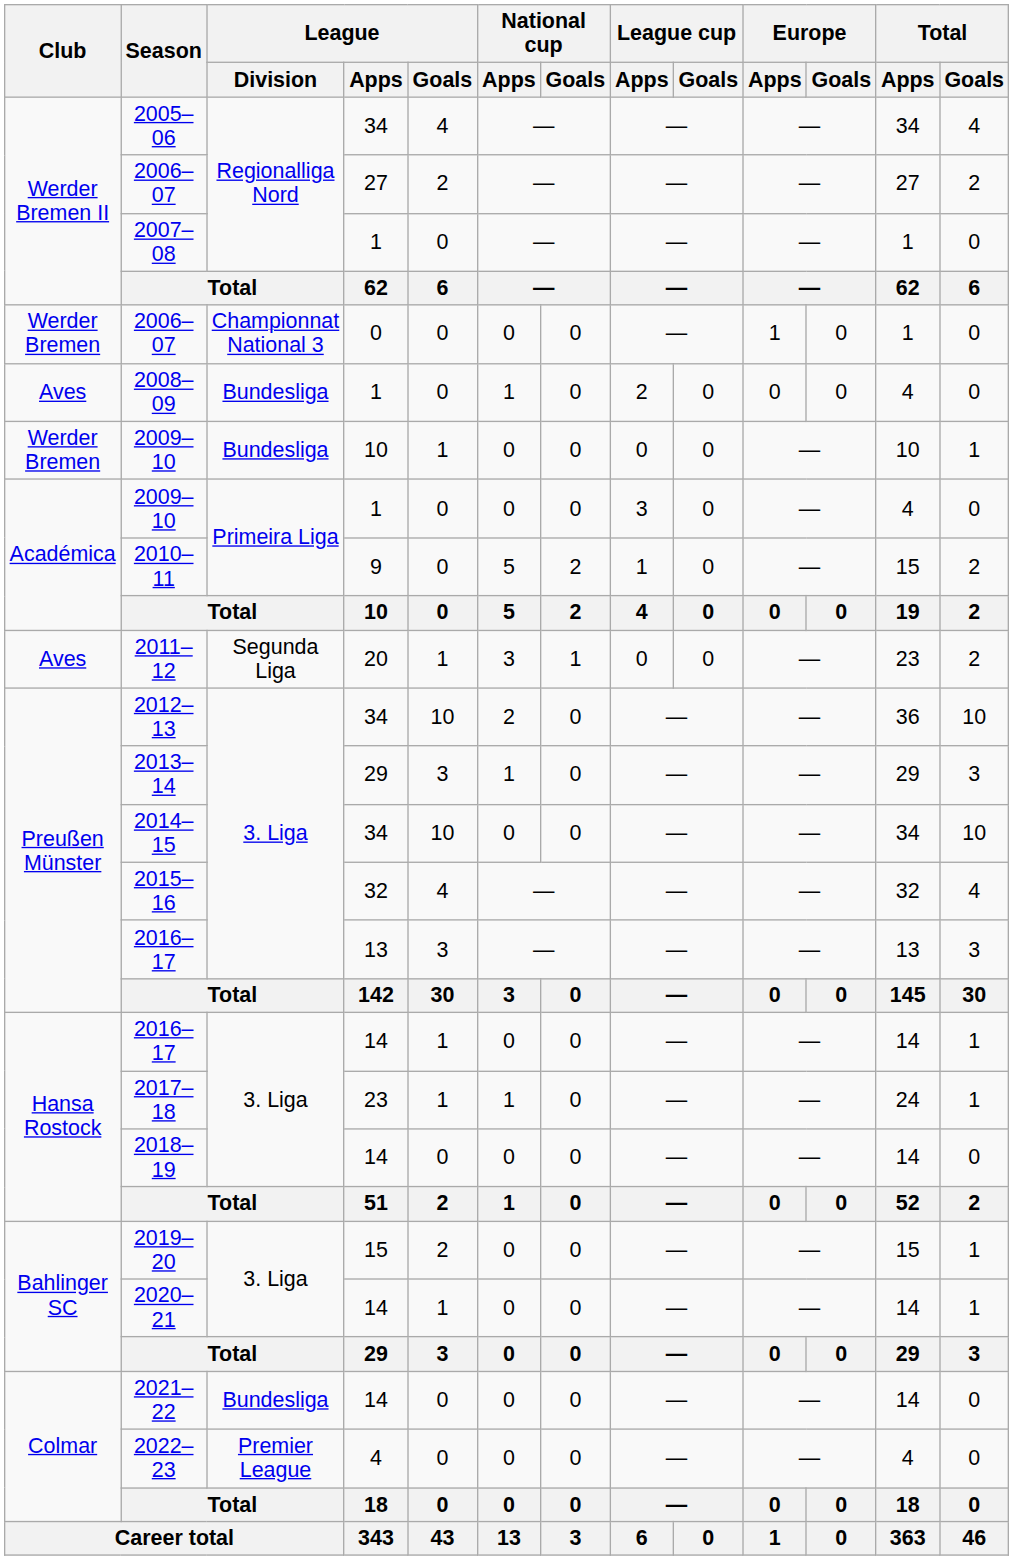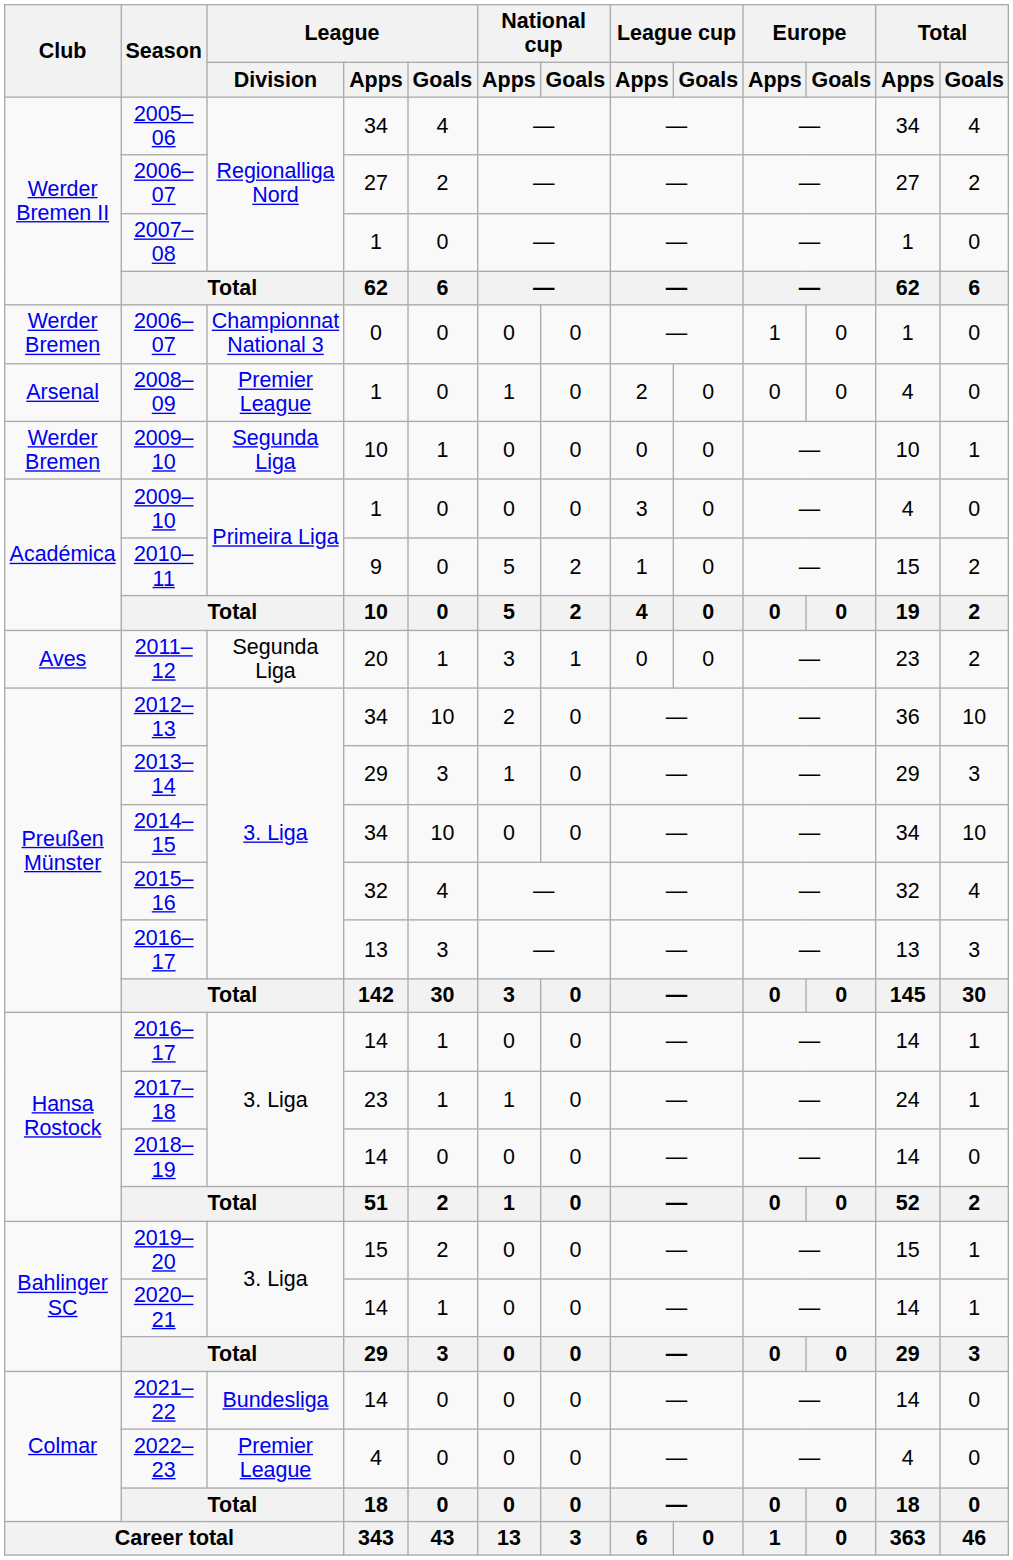(63, 392) Aves -> (63, 392) Arsenal
(275, 392) Bundesliga -> (275, 392) Premier League
(275, 450) Bundesliga -> (275, 450) Segunda Liga
